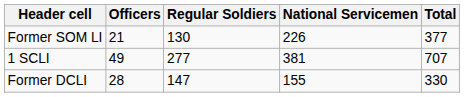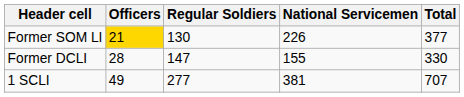(116, 37) no background -> (116, 37) gold background
rows swapped: (47, 80) <-> (29, 59)
